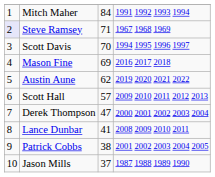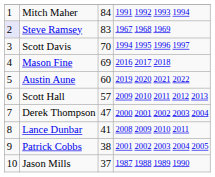(106, 29) 71 -> (106, 29) 83
(106, 79) 62 -> (106, 79) 60
